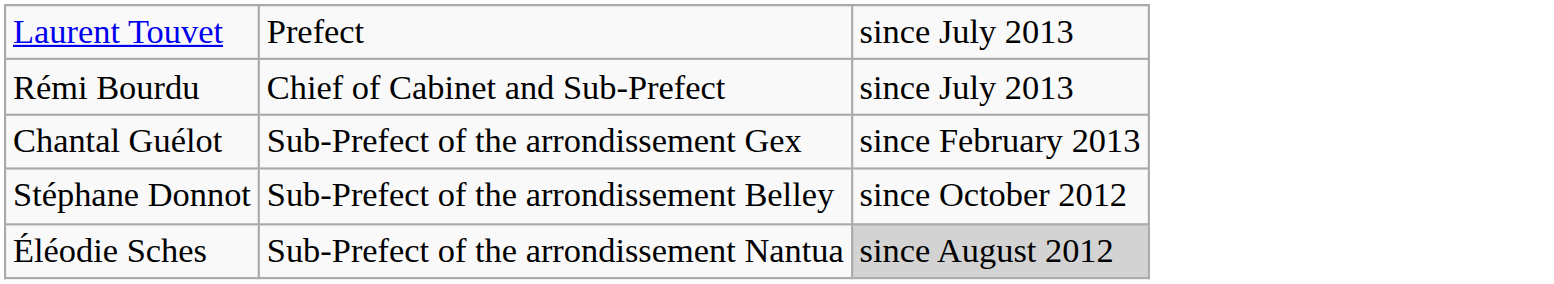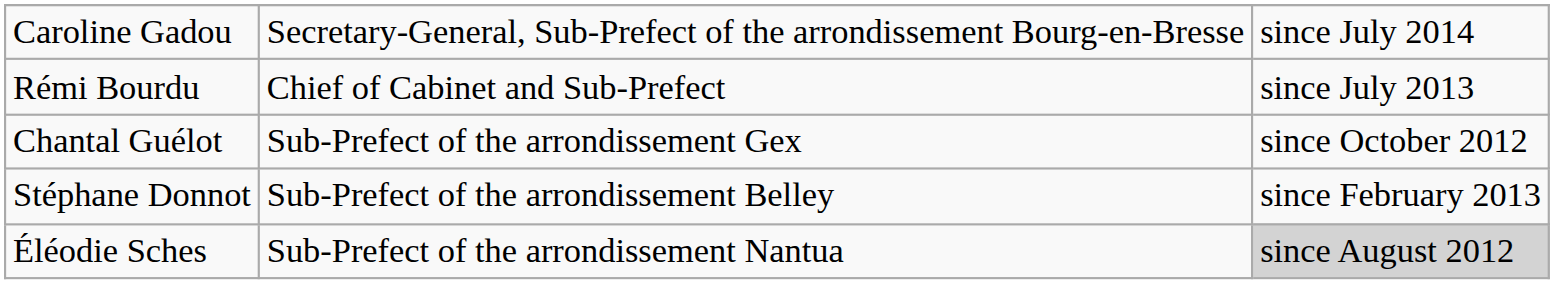- row: (118, 31)
+ row: (122, 31)
(1000, 140) since February 2013 -> (1394, 140) since October 2012
(993, 195) since October 2012 -> (1401, 195) since February 2013
